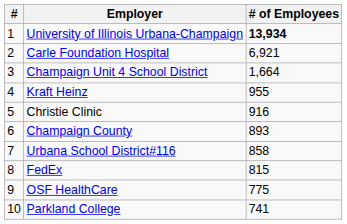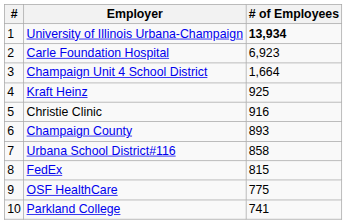(264, 53) 6,921 -> (264, 53) 6,923
(259, 92) 955 -> (259, 92) 925
